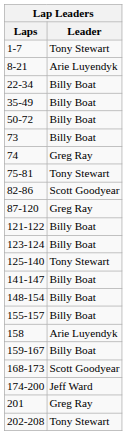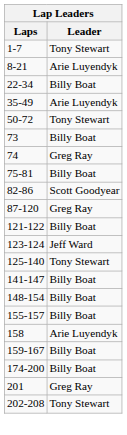(73, 102) Billy Boat -> (83, 102) Arie Luyendyk
(73, 119) Billy Boat -> (79, 119) Tony Stewart
(79, 173) Tony Stewart -> (73, 173) Billy Boat
(73, 244) Billy Boat -> (71, 244) Jeff Ward
- row: (26, 368)
(71, 386) Jeff Ward -> (73, 368) Billy Boat
